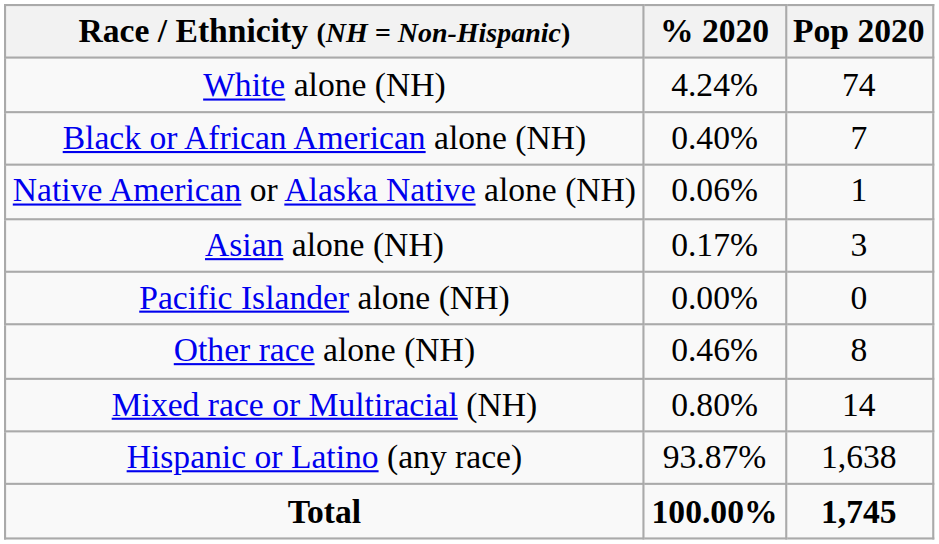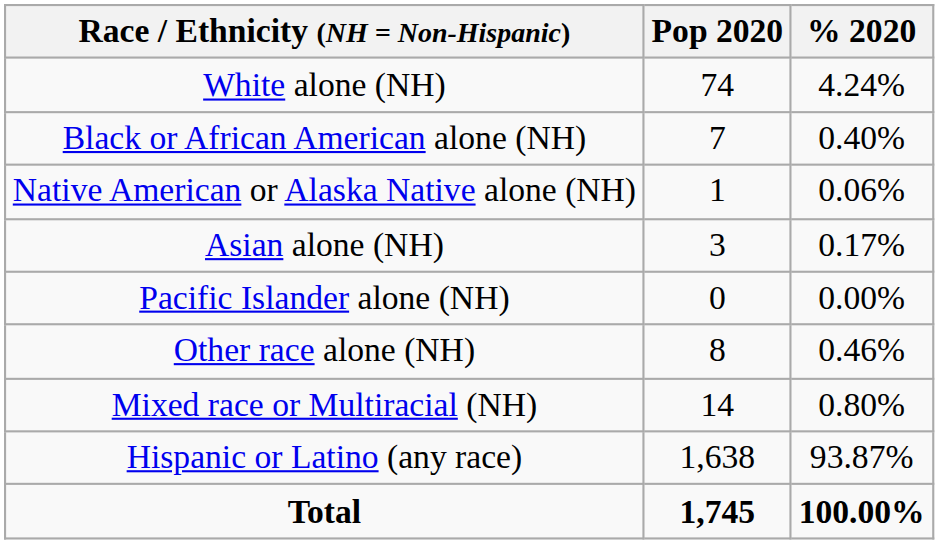columns swapped: (859, 31) <-> (715, 31)
